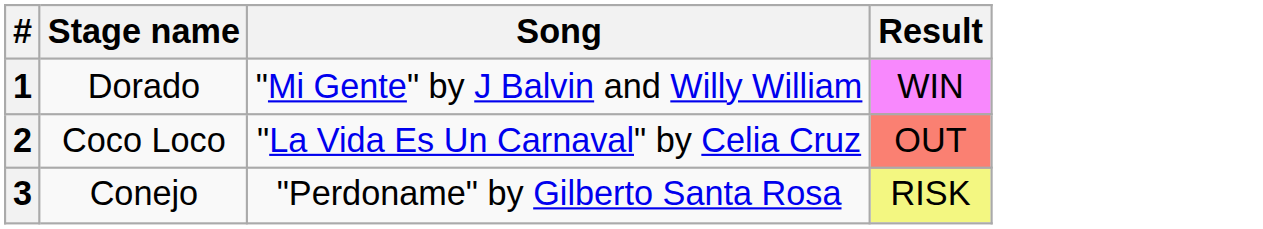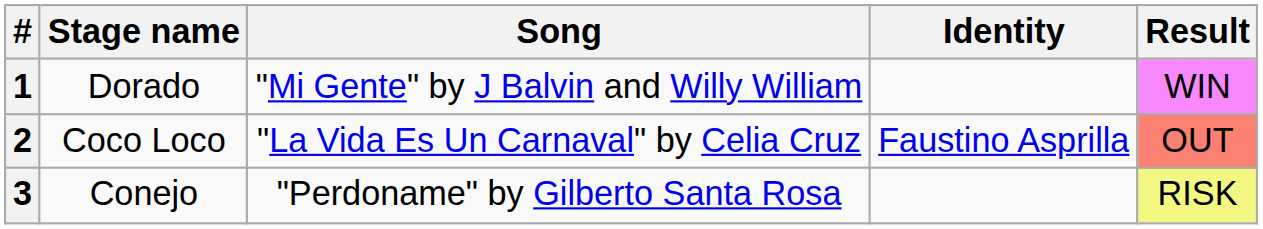+ column: (1004, 31)
